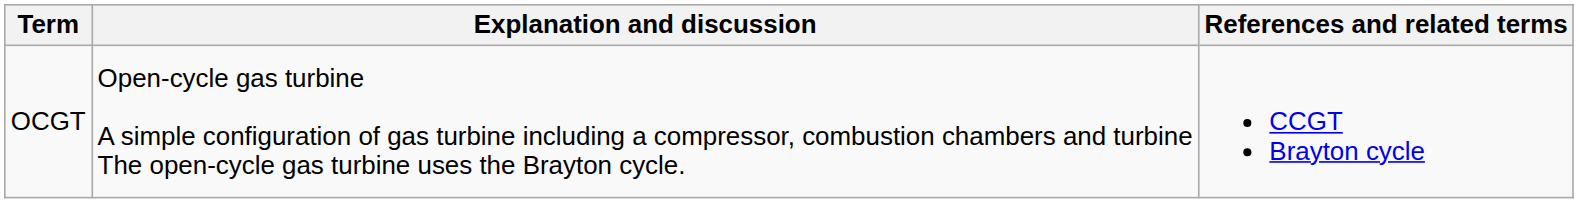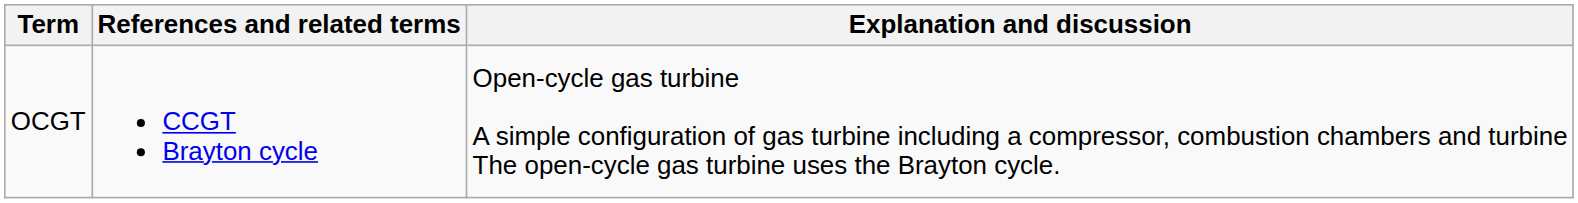columns swapped: (645, 25) <-> (1386, 25)
